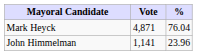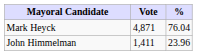(144, 43) 1,141 -> (144, 43) 1,411
